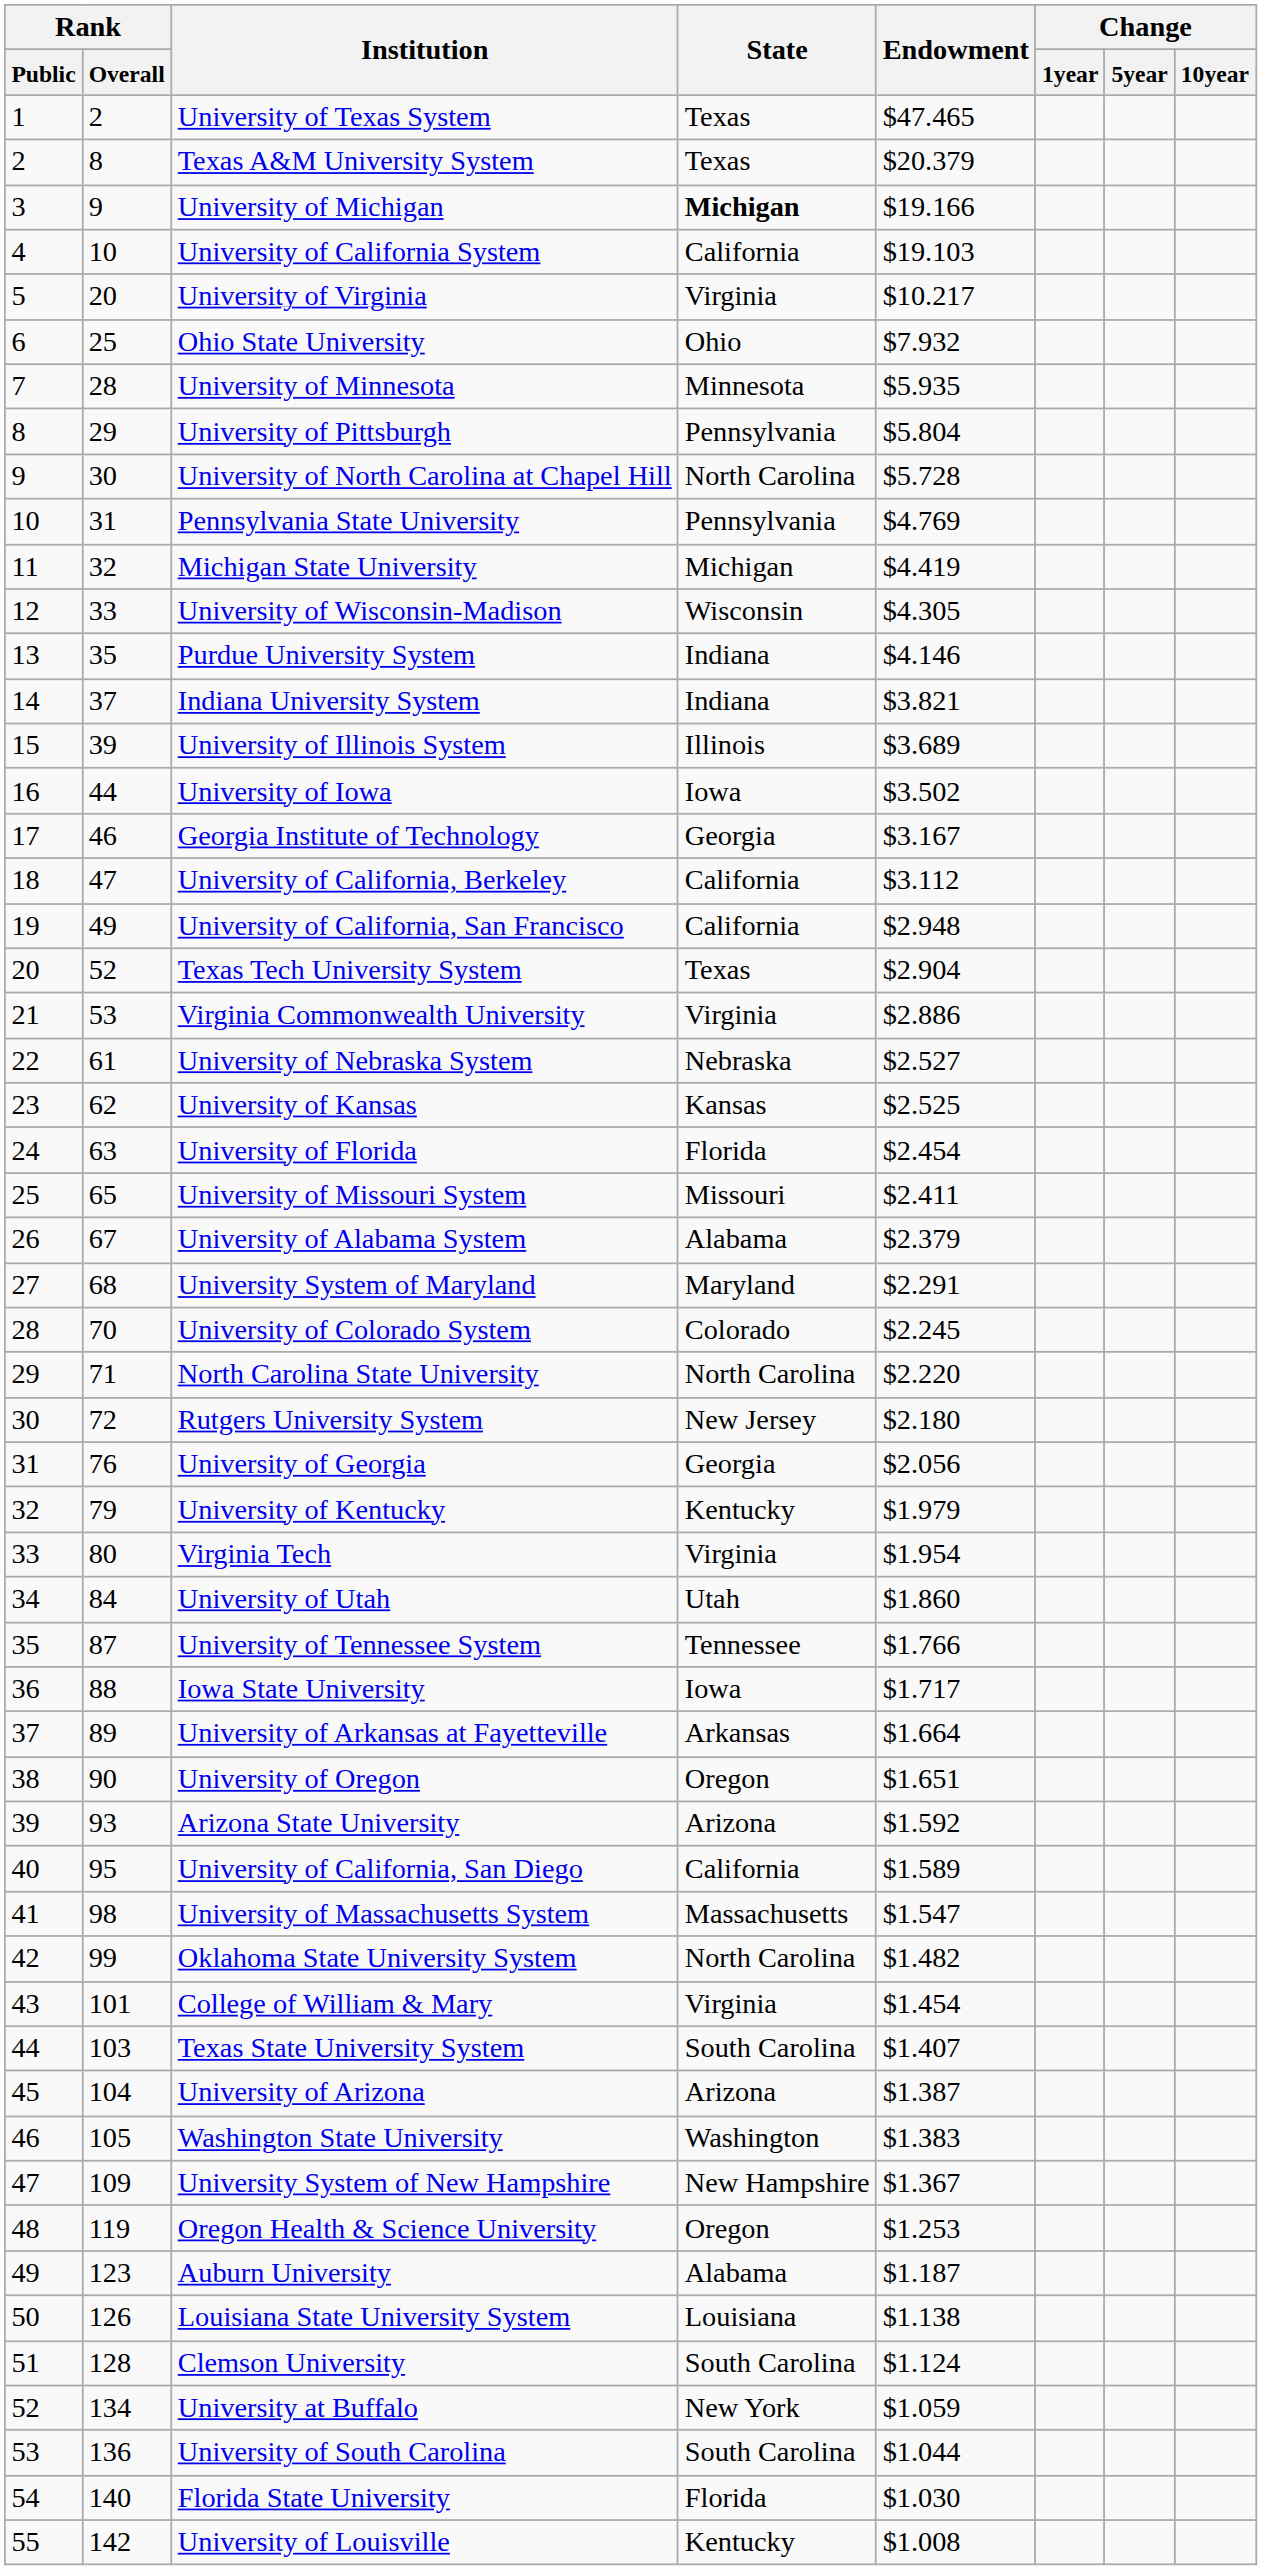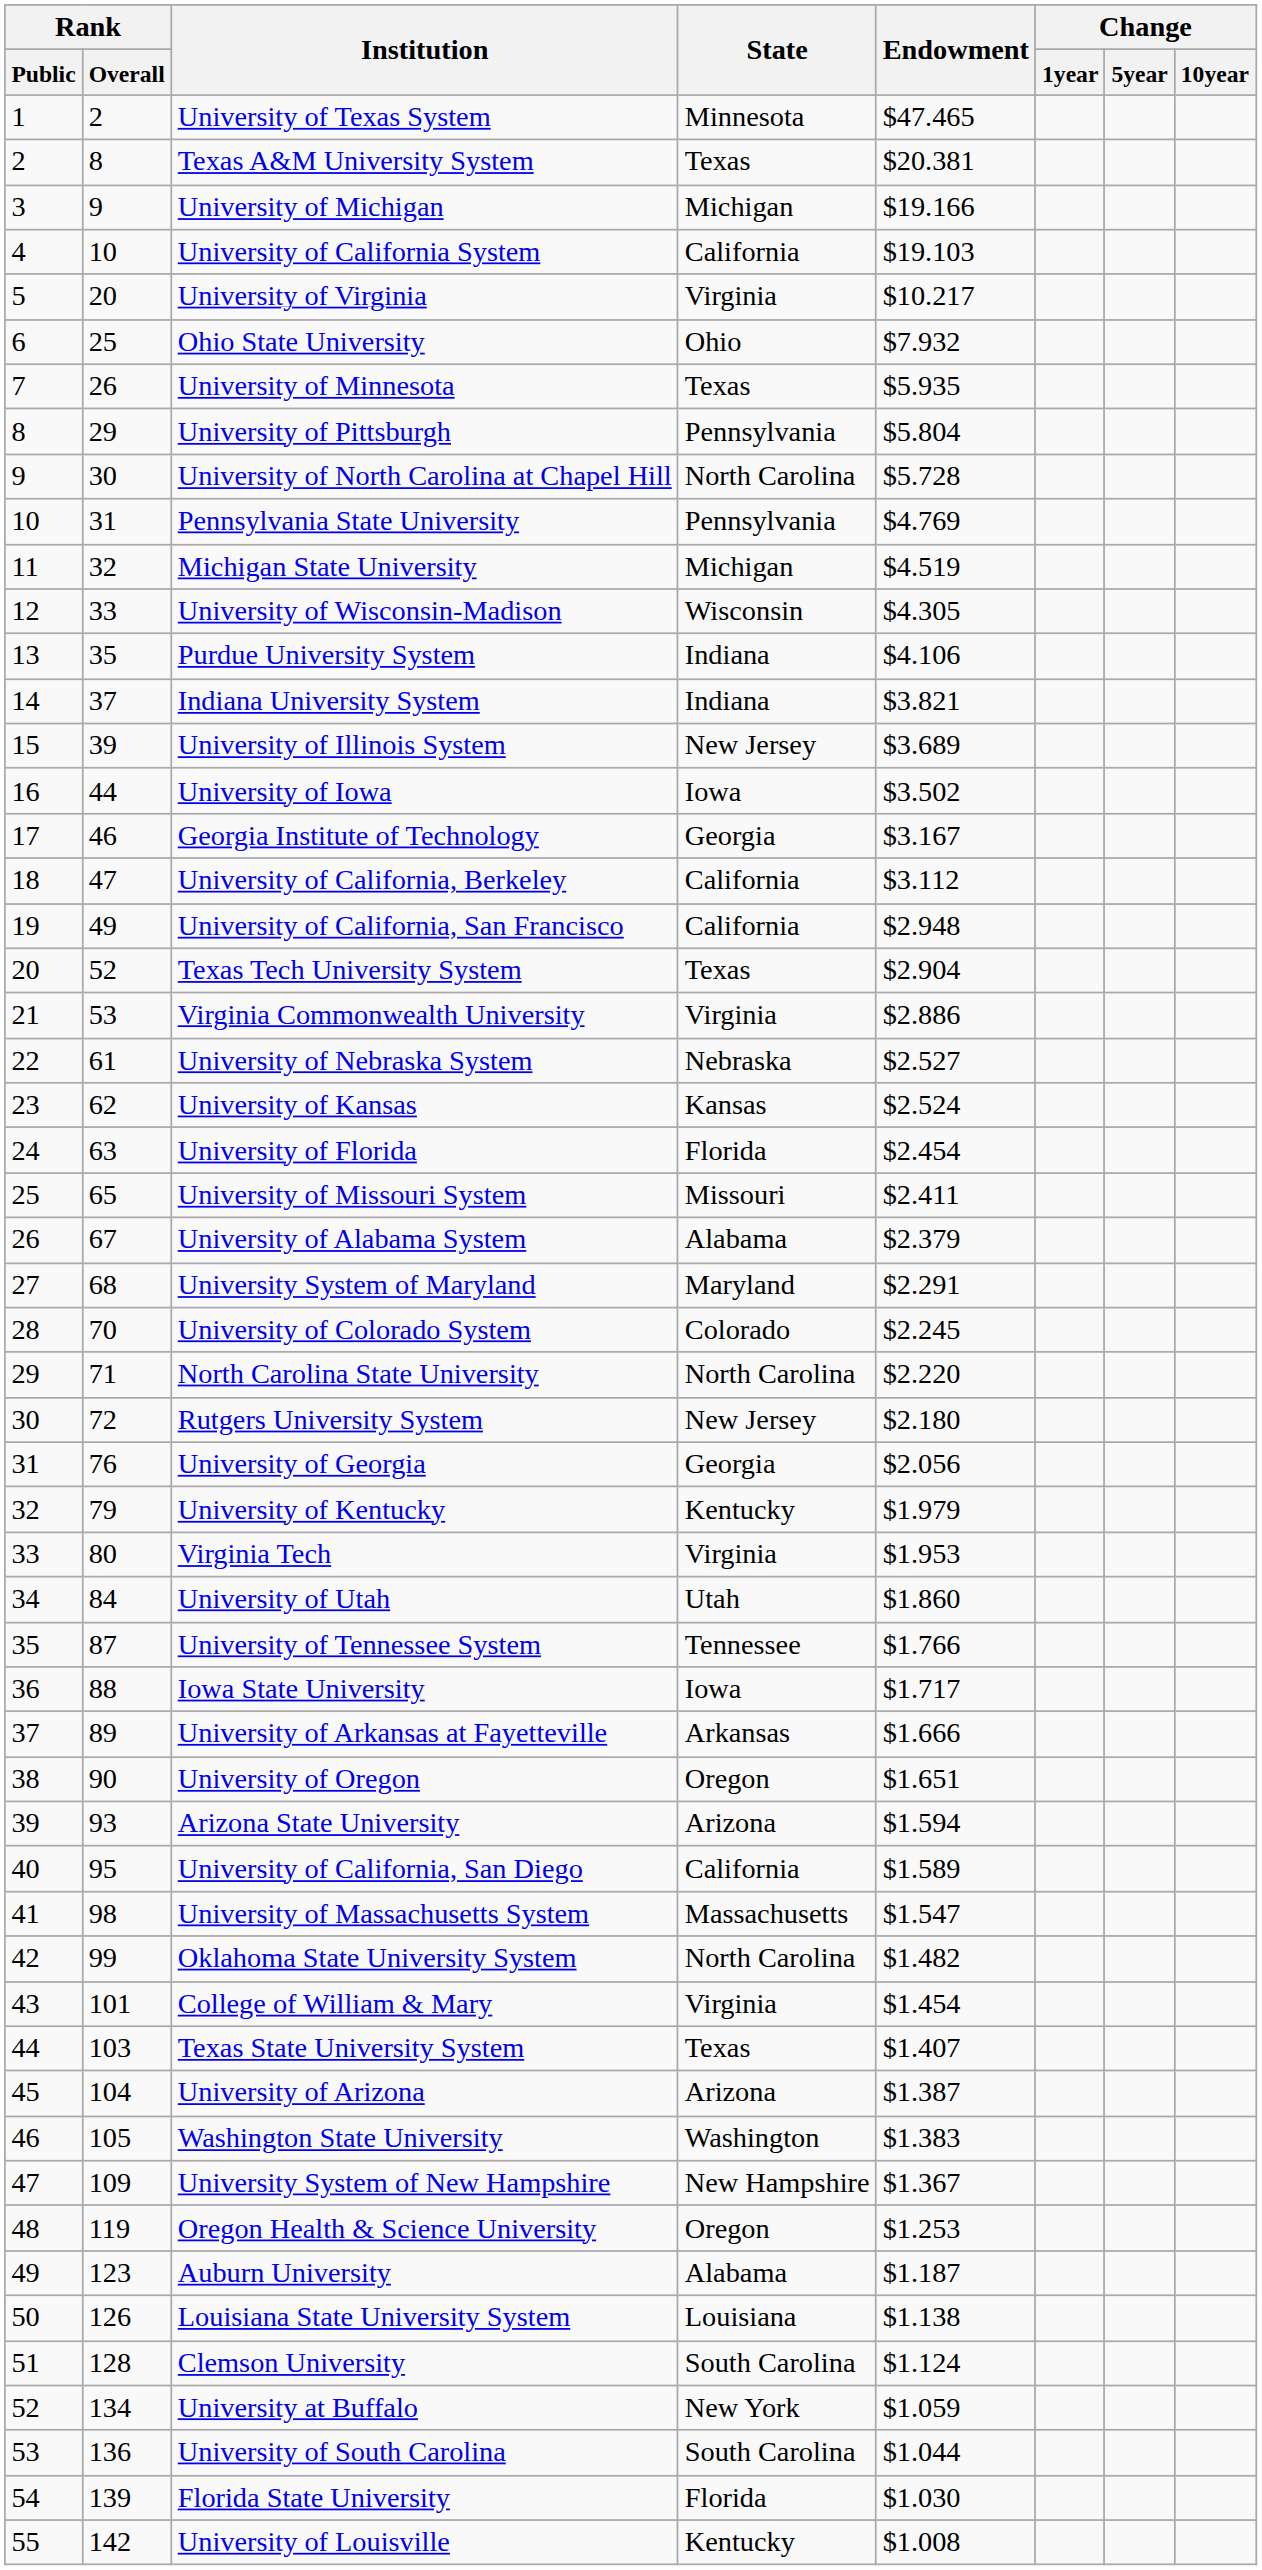(718, 116) Texas -> (745, 116) Minnesota
(929, 161) $20.379 -> (929, 161) $20.381
(742, 206) bold -> (739, 206) normal
(103, 386) 28 -> (103, 386) 26
(745, 386) Minnesota -> (718, 386) Texas
(922, 565) $4.419 -> (922, 565) $4.519
(922, 655) $4.146 -> (922, 655) $4.106
(725, 745) Illinois -> (750, 745) New Jersey
(922, 1104) $2.525 -> (922, 1104) $2.524
(922, 1554) $1.954 -> (922, 1554) $1.953
(922, 1733) $1.664 -> (922, 1733) $1.666
(922, 1823) $1.592 -> (922, 1823) $1.594
(770, 2048) South Carolina -> (718, 2048) Texas
(110, 2497) 140 -> (110, 2497) 139
